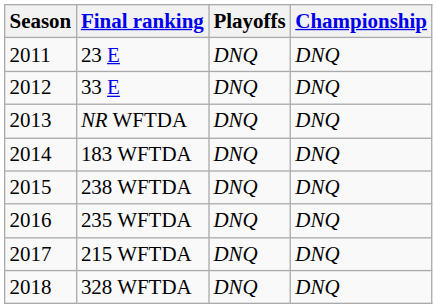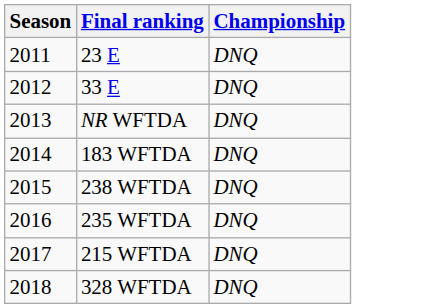- column: (250, 21)
